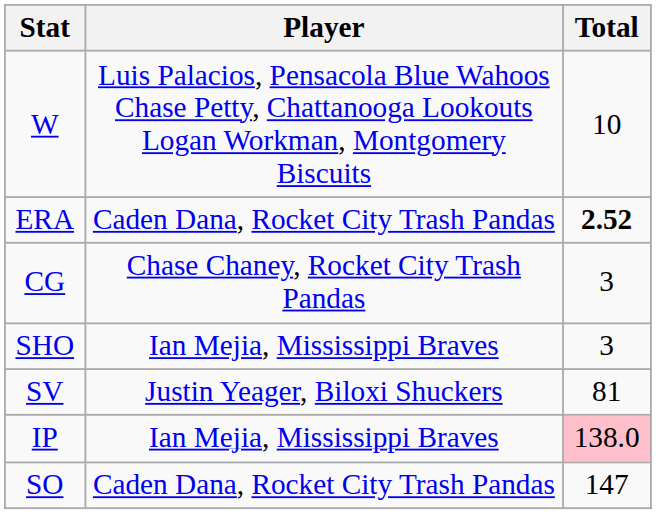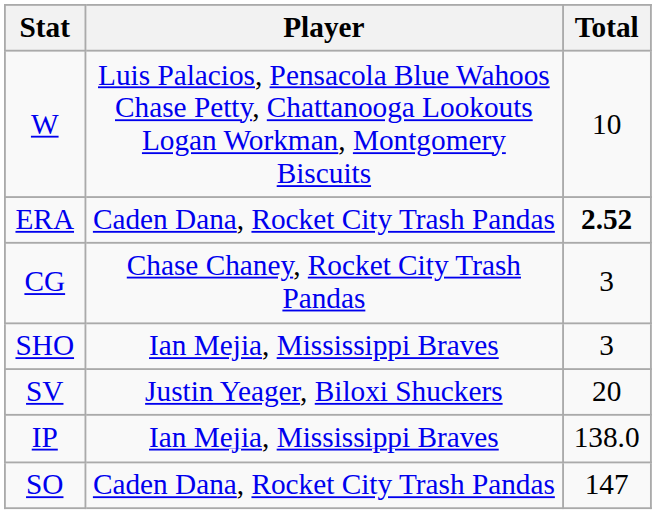(607, 391) 81 -> (607, 391) 20
(607, 438) pink background -> (607, 438) no background
